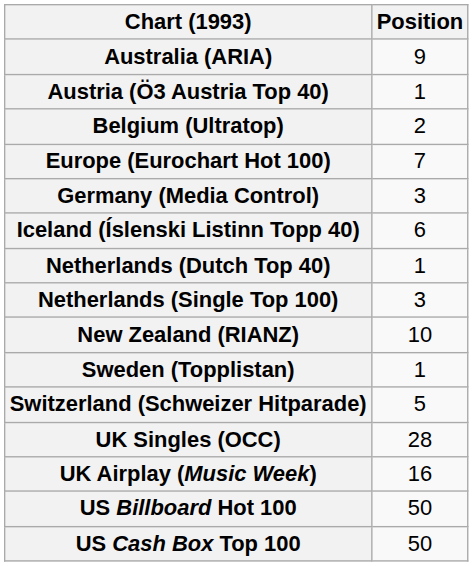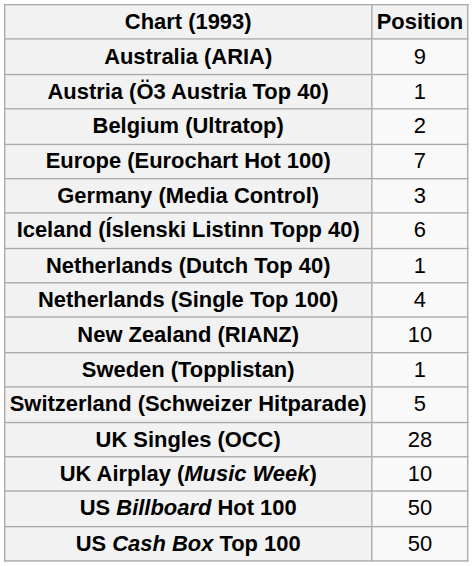(420, 299) 3 -> (420, 299) 4
(420, 473) 16 -> (420, 473) 10
